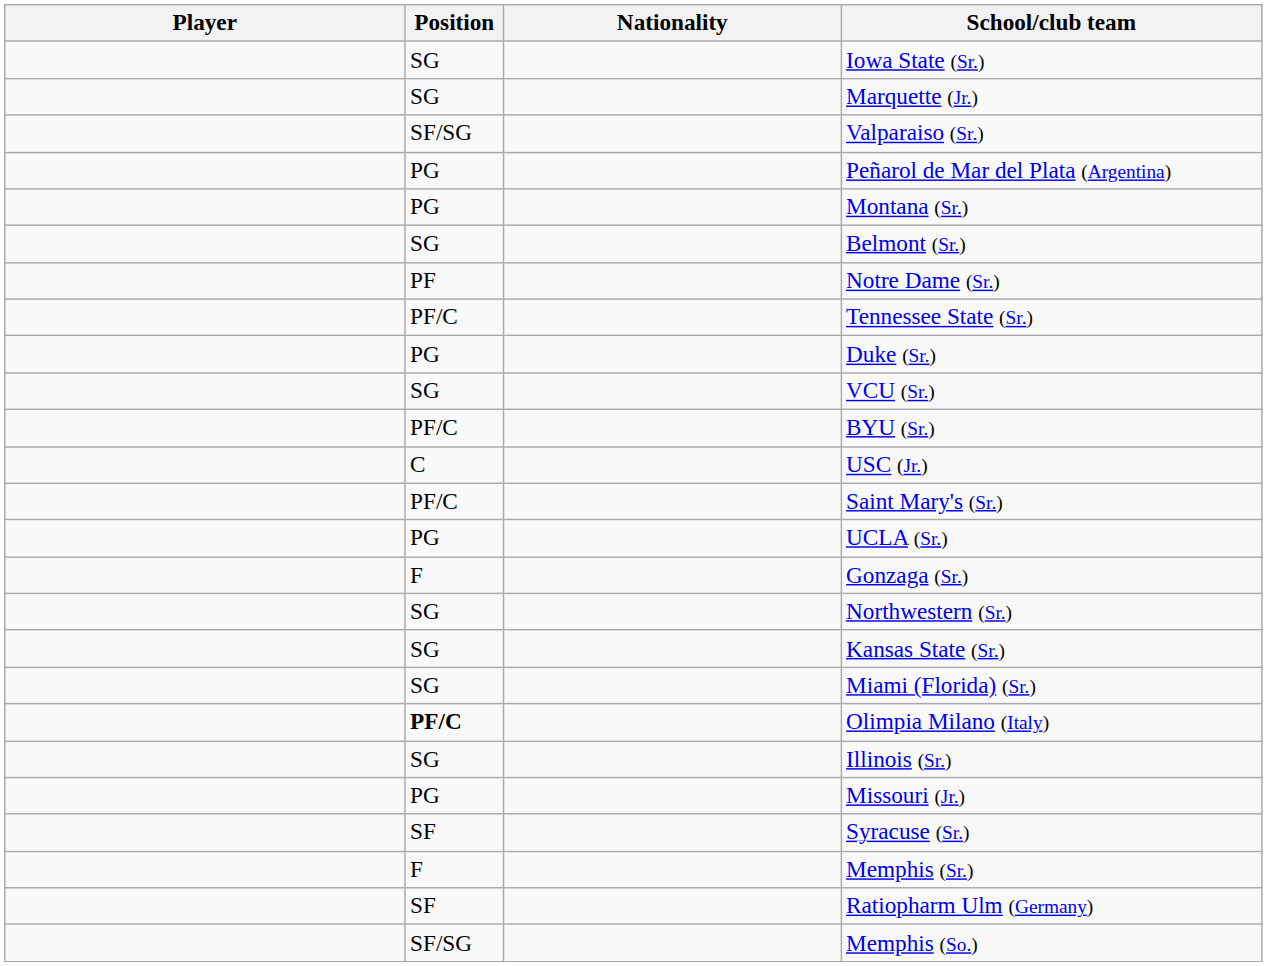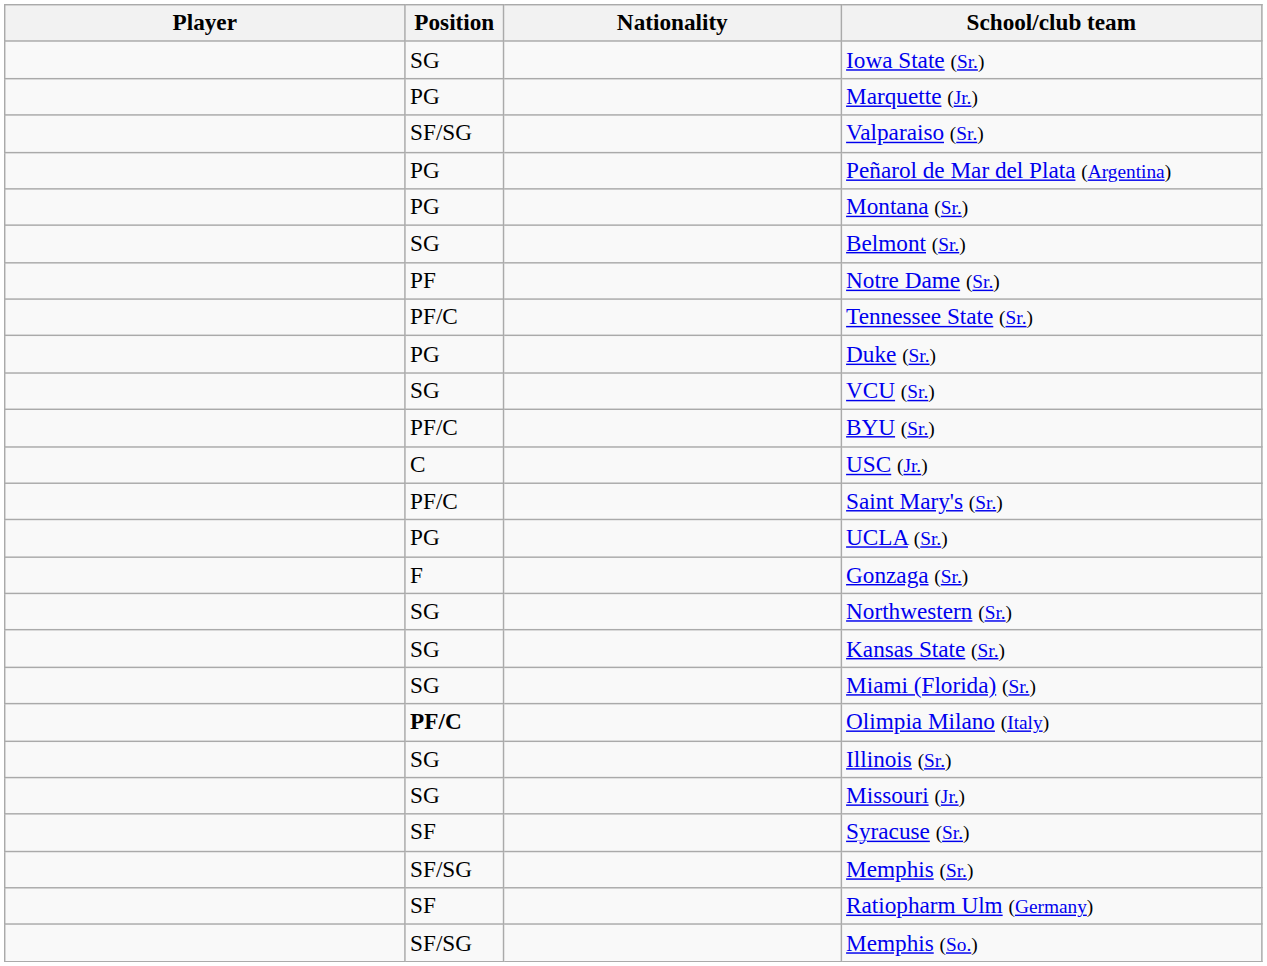(425, 96) SG -> (425, 96) PG
(425, 795) PG -> (425, 795) SG
(417, 869) F -> (441, 869) SF/SG
